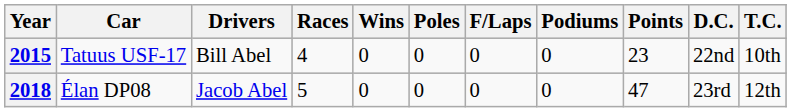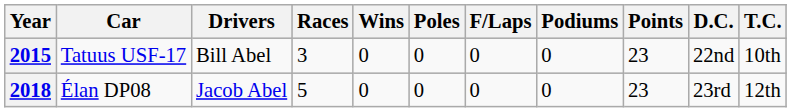(302, 55) 4 -> (302, 55) 3
(638, 89) 47 -> (638, 89) 23
